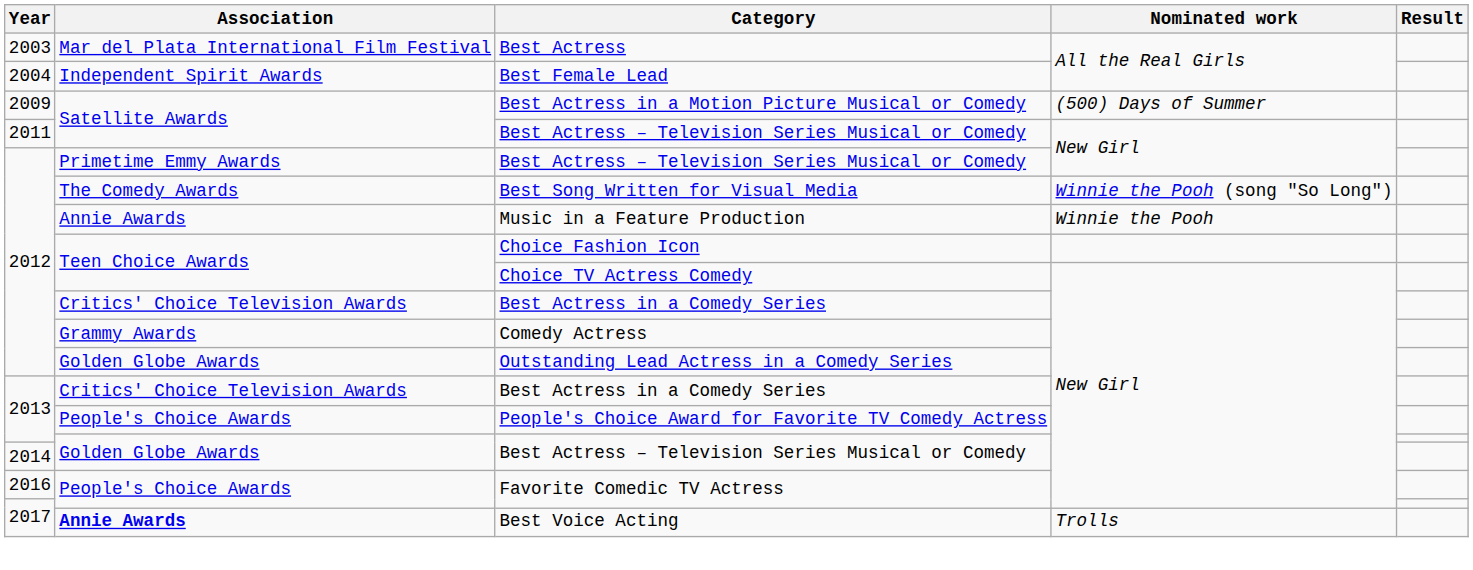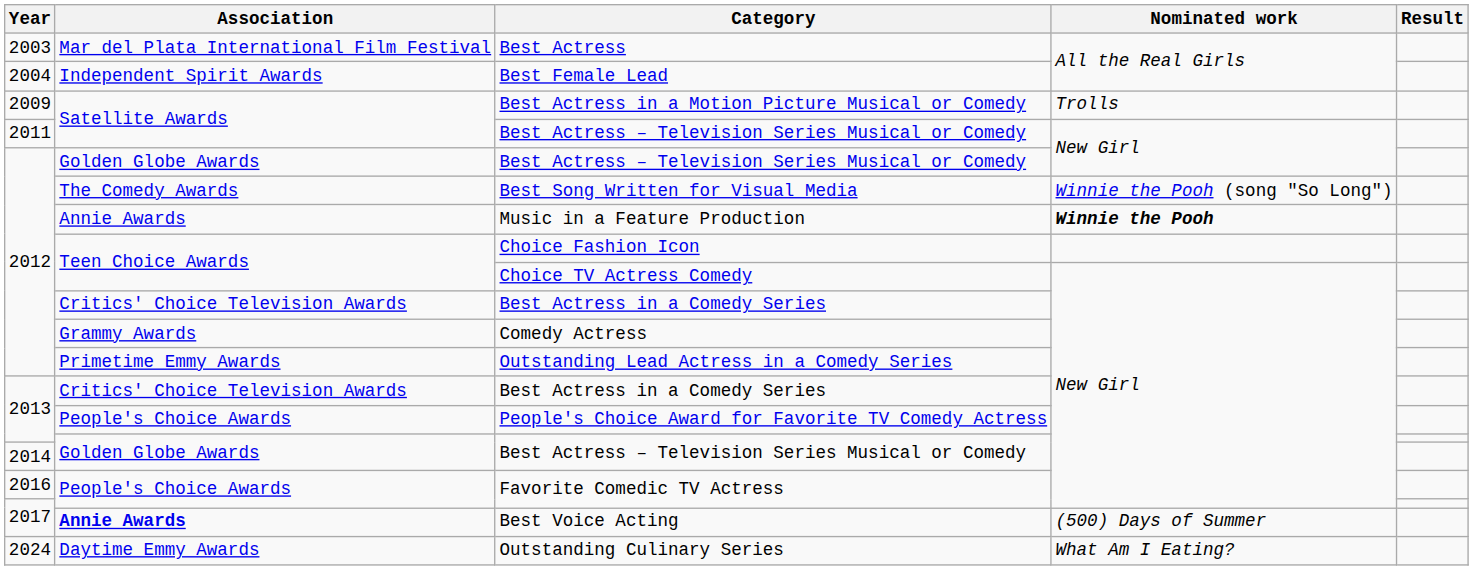(1161, 105) (500) Days of Summer -> (1087, 105) Trolls
(170, 162) Primetime Emmy Awards -> (159, 162) Golden Globe Awards
(1135, 219) normal -> (1135, 219) bold
(159, 362) Golden Globe Awards -> (170, 362) Primetime Emmy Awards
(1087, 522) Trolls -> (1161, 522) (500) Days of Summer
+ row: (30, 551)
